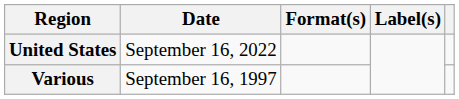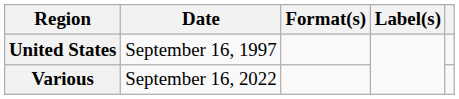(201, 49) September 16, 2022 -> (201, 49) September 16, 1997
(201, 79) September 16, 1997 -> (201, 79) September 16, 2022
